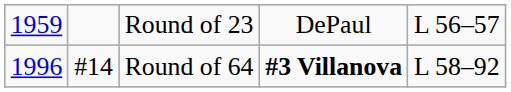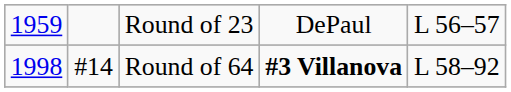(37, 65) 1996 -> (37, 65) 1998
